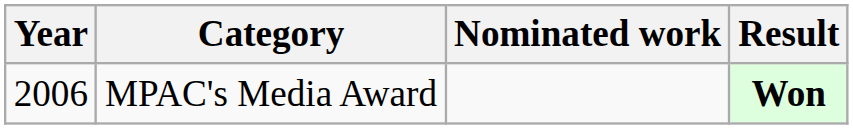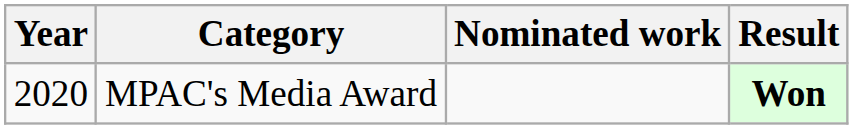(51, 92) 2006 -> (51, 92) 2020
